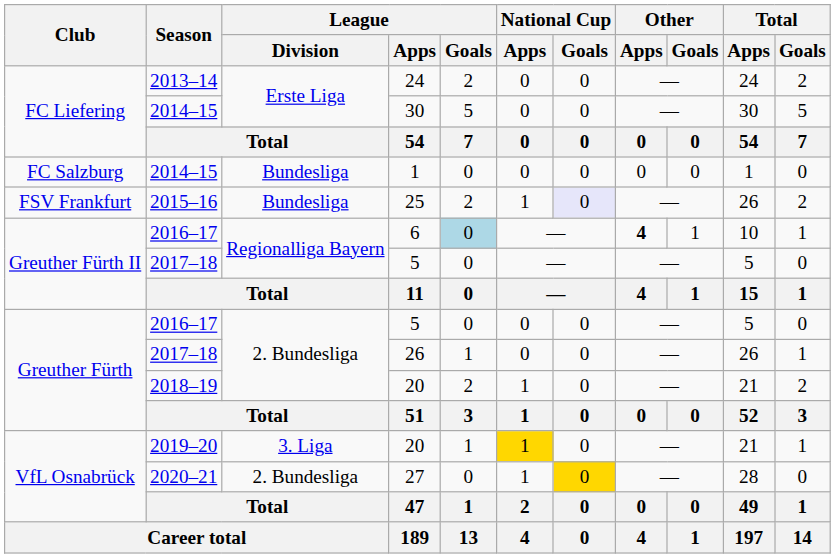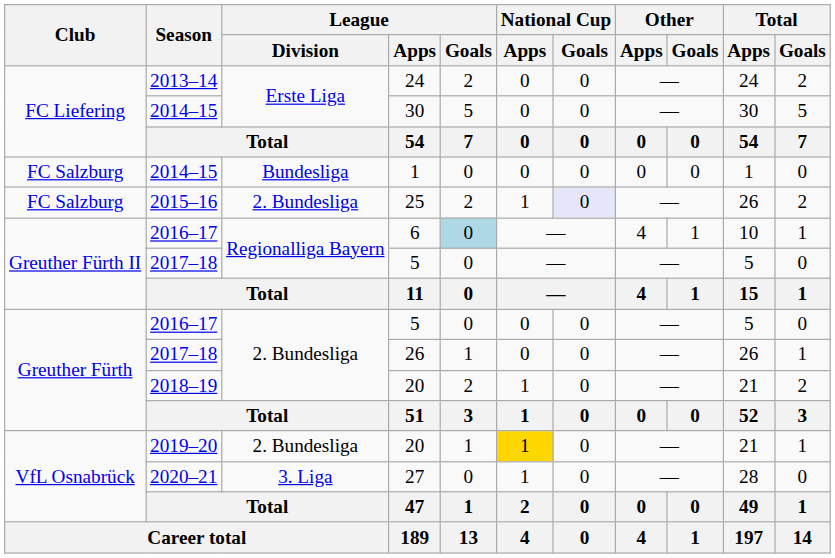(75, 202) FSV Frankfurt -> (75, 202) FC Salzburg
(305, 202) Bundesliga -> (305, 202) 2. Bundesliga
(641, 232) bold -> (641, 232) normal
(305, 446) 3. Liga -> (305, 446) 2. Bundesliga
(305, 476) 2. Bundesliga -> (305, 476) 3. Liga
(585, 476) gold background -> (585, 476) no background
